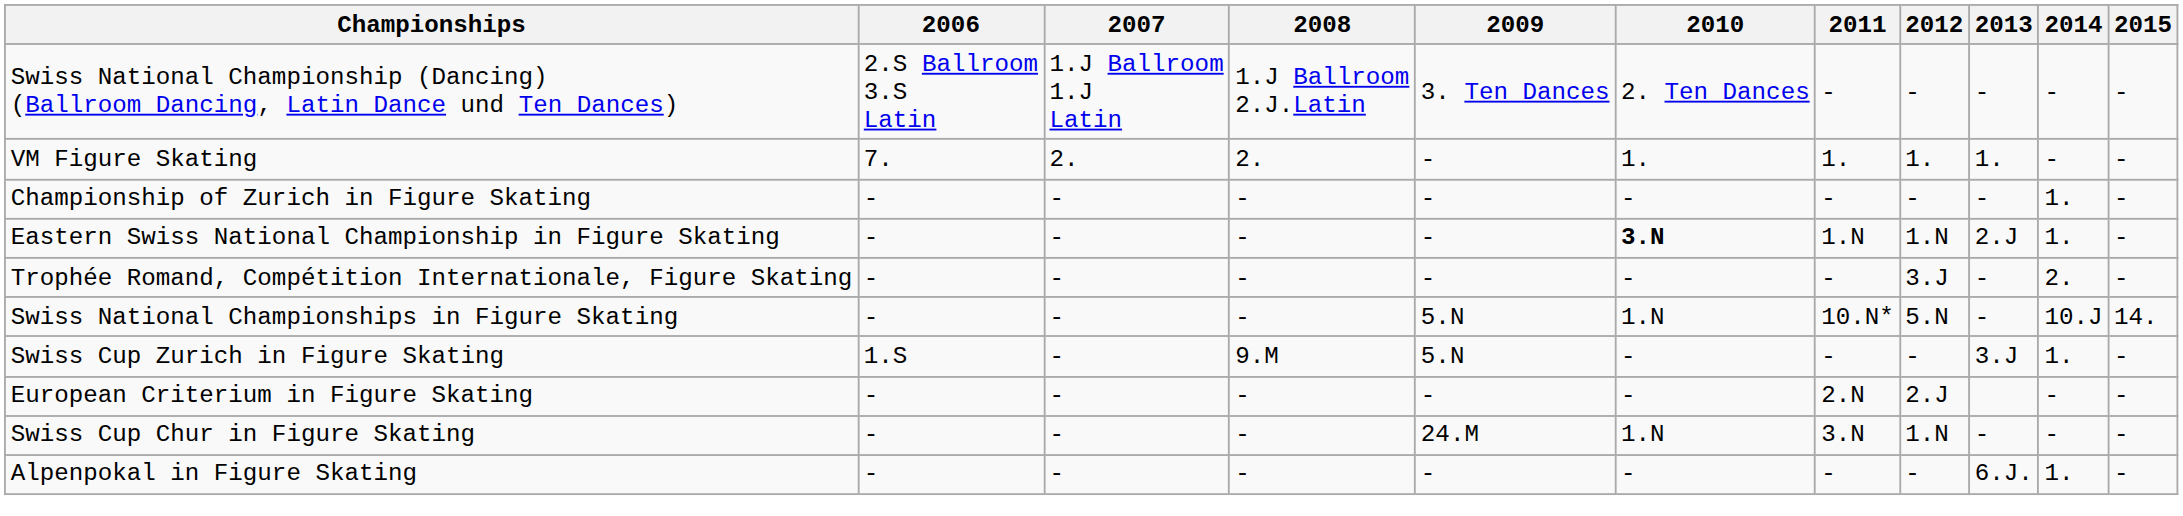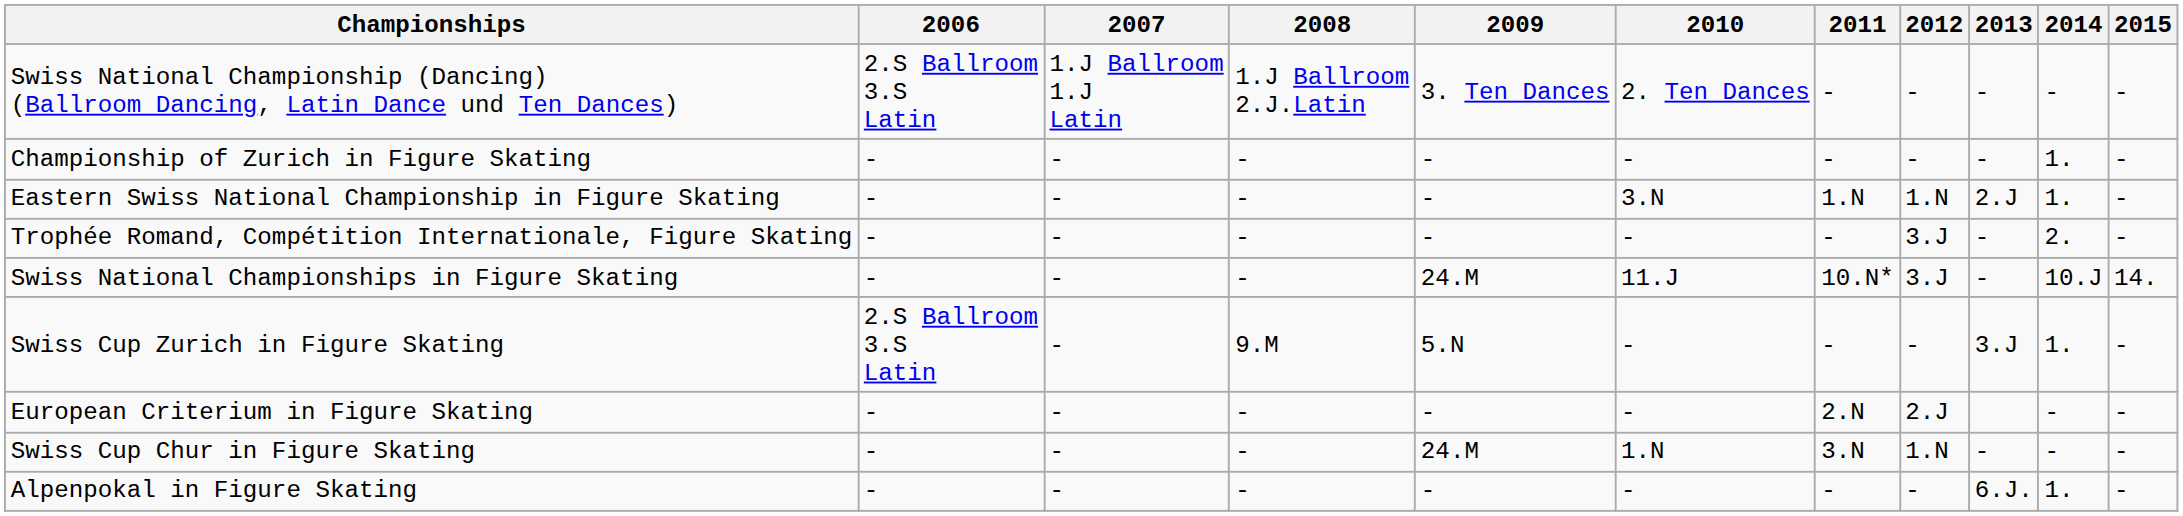- row: (134, 159)
(1643, 238) bold -> (1643, 199) normal
(1443, 317) 5.N -> (1450, 277) 24.M
(1643, 317) 1.N -> (1650, 277) 11.J
(1927, 317) 5.N -> (1927, 277) 3.J
(886, 356) 1.S -> (951, 345) 2.S Ballroom 3.S Latin
